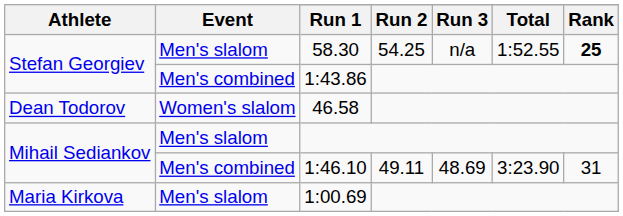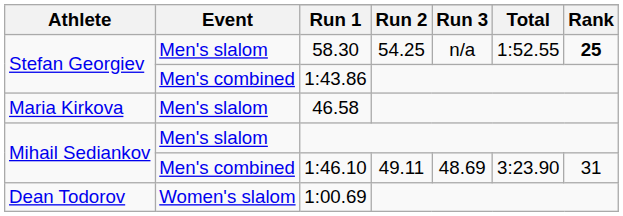(67, 109) Dean Todorov -> (66, 109) Maria Kirkova
(227, 109) Women's slalom -> (214, 109) Men's slalom
(66, 197) Maria Kirkova -> (67, 197) Dean Todorov
(214, 197) Men's slalom -> (227, 197) Women's slalom
